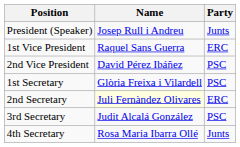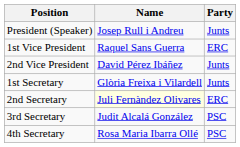(217, 64) PSC -> (218, 64) Junts
(217, 82) PSC -> (218, 82) Junts
(218, 133) Junts -> (217, 133) PSC
